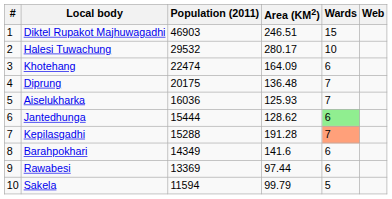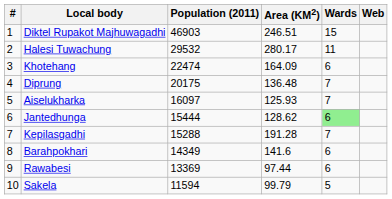(331, 49) 10 -> (330, 49) 11
(185, 100) 16036 -> (185, 100) 16097
(328, 134) lightsalmon background -> (328, 134) no background
